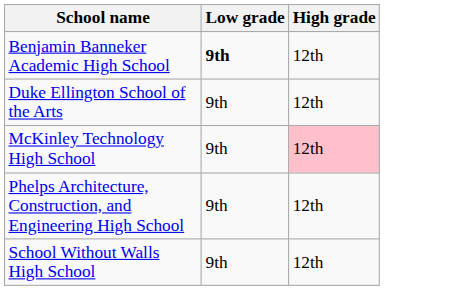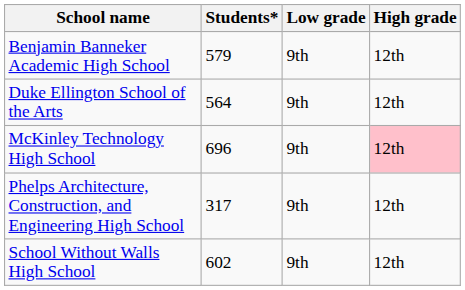+ column: (242, 18)
(217, 55) bold -> (297, 55) normal
